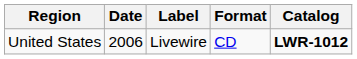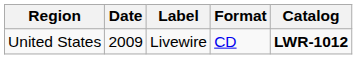(126, 41) 2006 -> (126, 41) 2009
